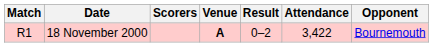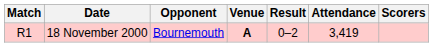columns swapped: (390, 13) <-> (175, 13)
(317, 32) 3,422 -> (344, 32) 3,419
